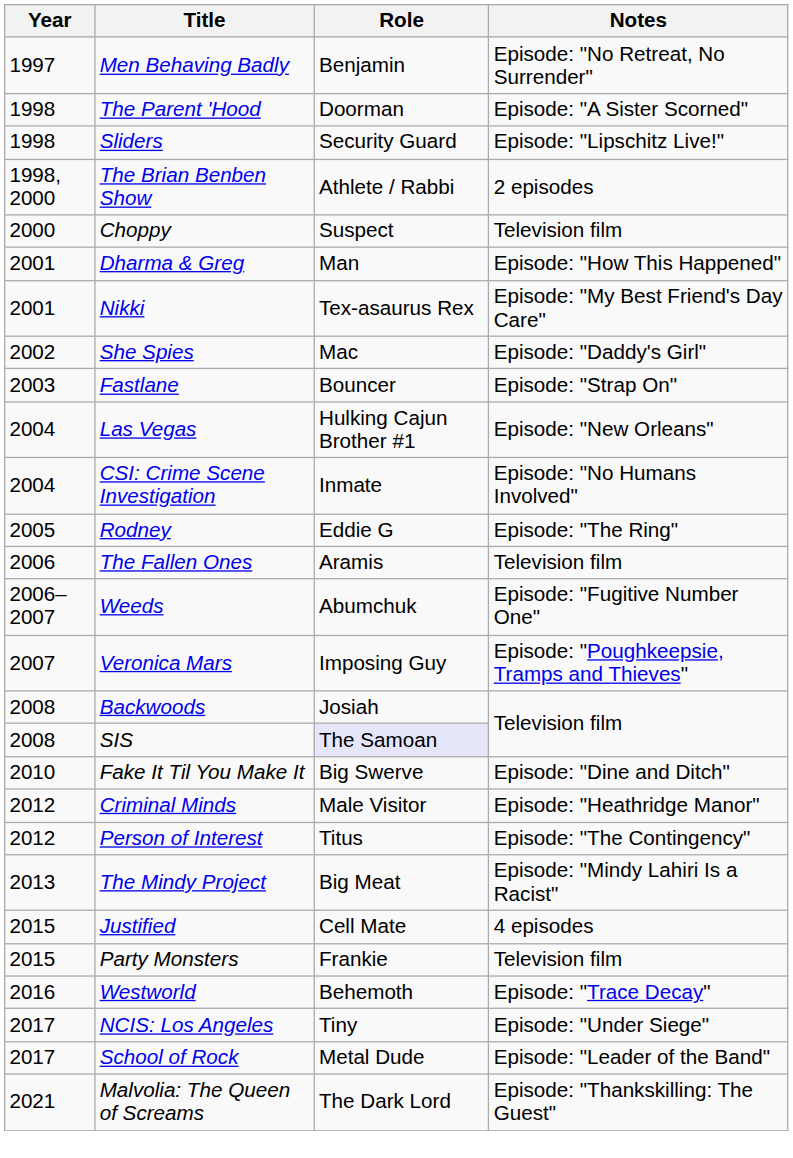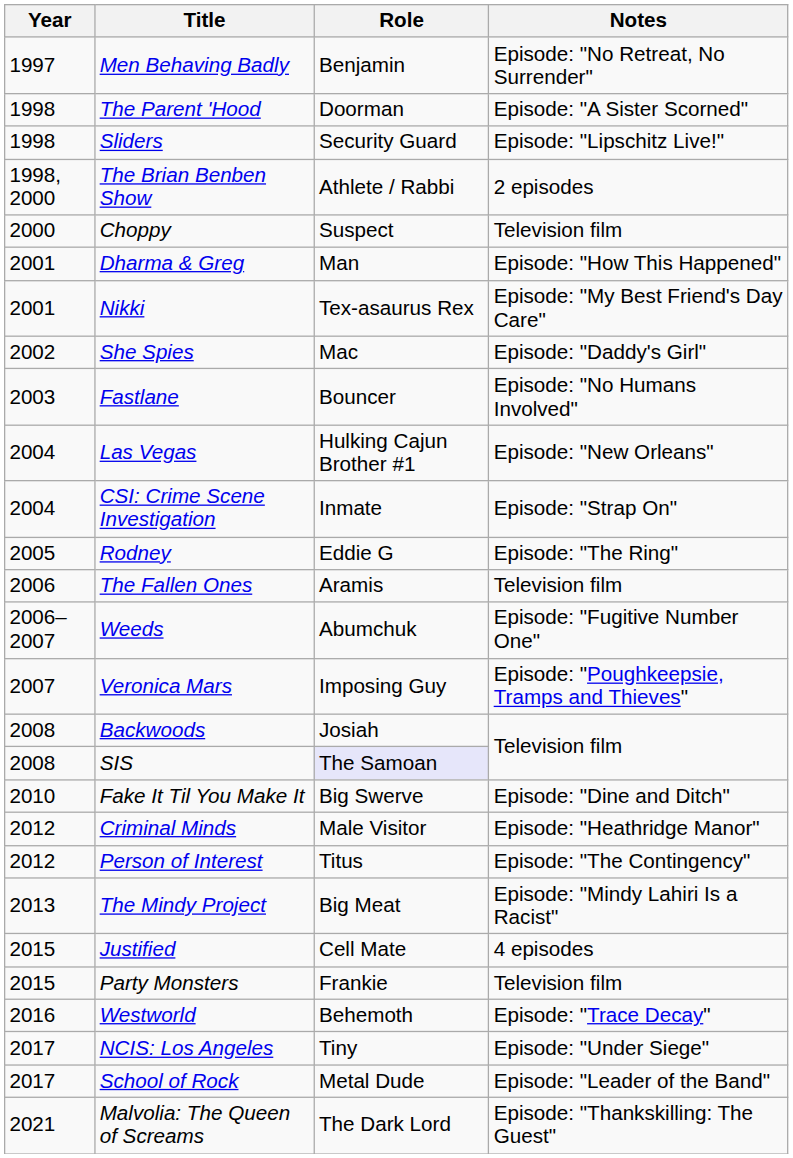(585, 385) Episode: "Strap On" -> (595, 396) Episode: "No Humans Involved"
(595, 485) Episode: "No Humans Involved" -> (585, 508) Episode: "Strap On"
